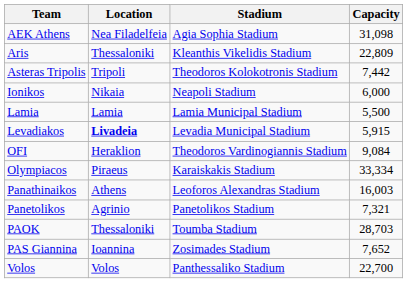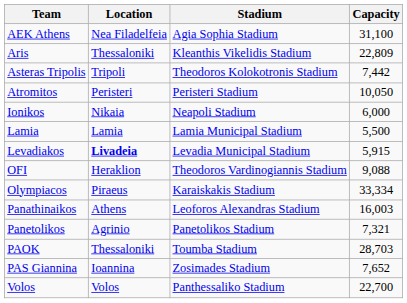(376, 33) 31,098 -> (376, 33) 31,100
+ row: (32, 92)
(376, 151) 9,084 -> (376, 170) 9,088
